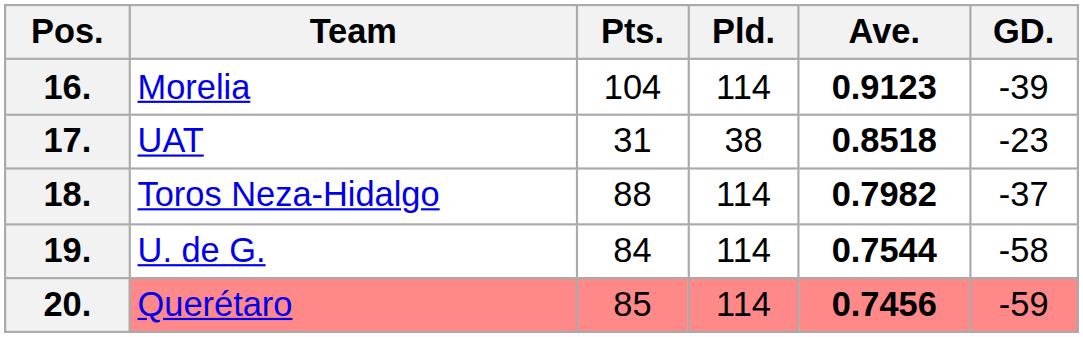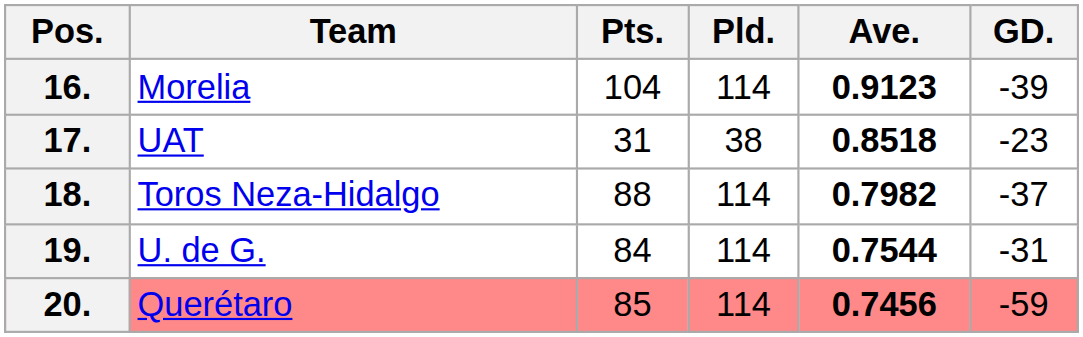(1024, 250) -58 -> (1024, 250) -31
